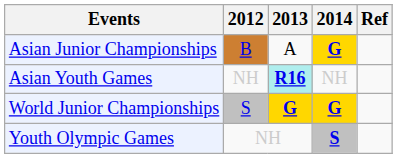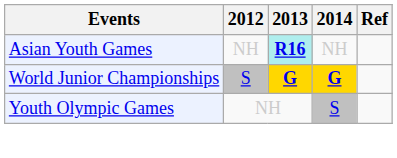- row: (113, 49)
(335, 138) bold -> (335, 108) normal
